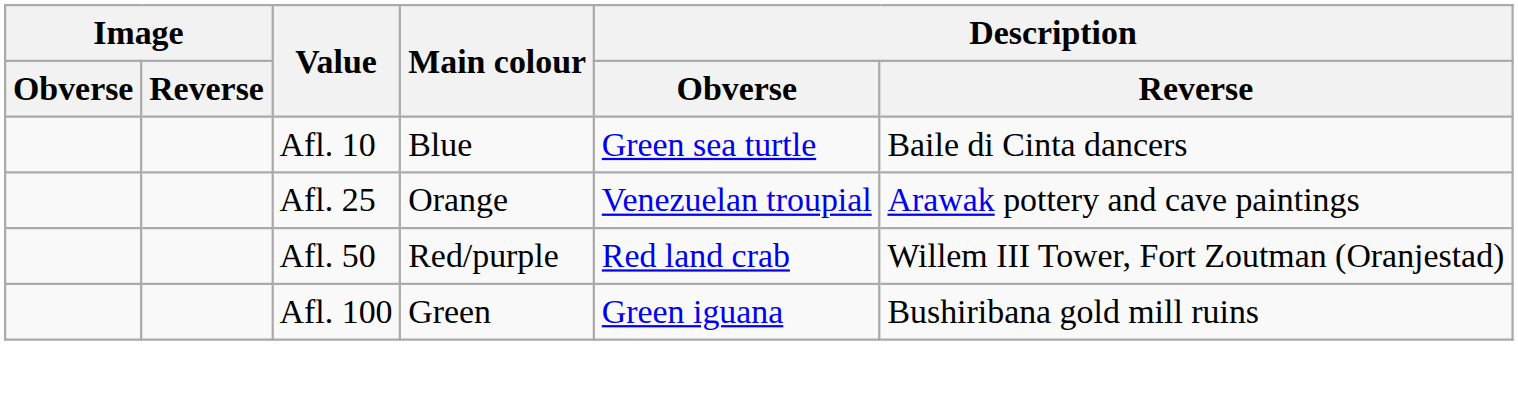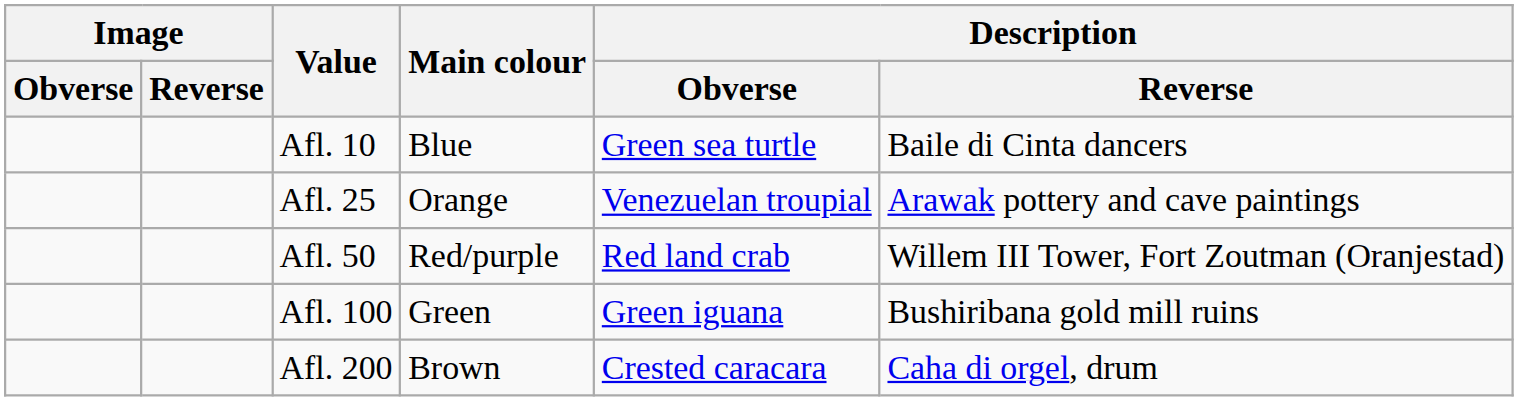+ row: (336, 367)
